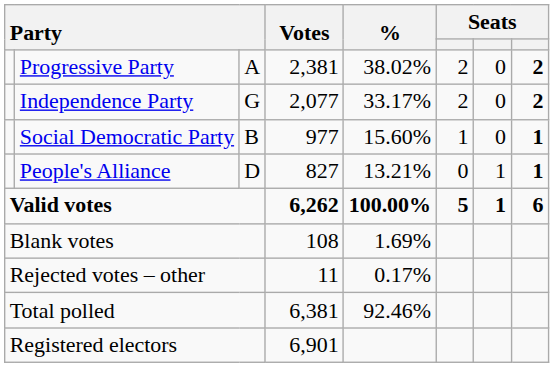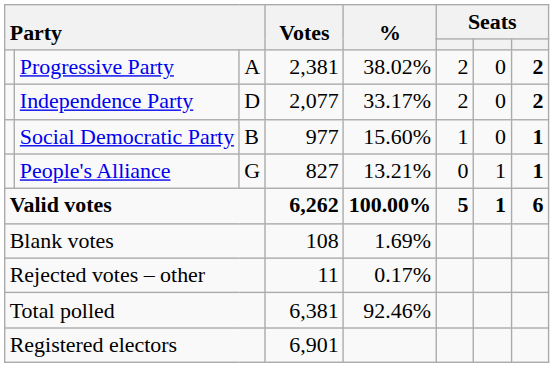(252, 101) G -> (252, 101) D
(252, 171) D -> (252, 171) G
